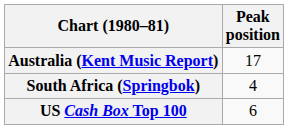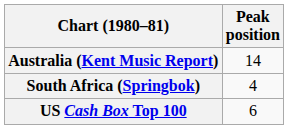(253, 60) 17 -> (253, 60) 14
